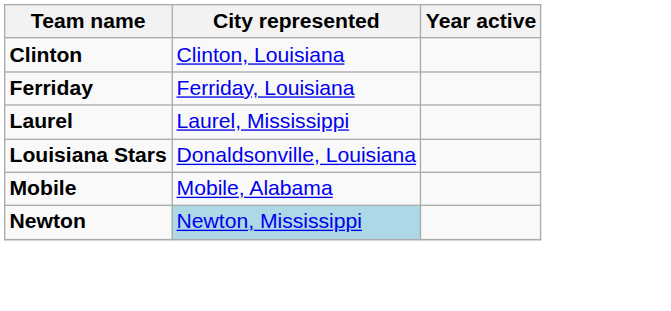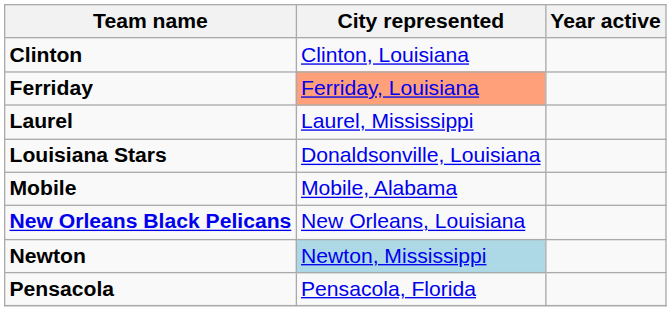(266, 88) no background -> (390, 88) lightsalmon background
+ row: (150, 222)
+ row: (62, 289)
